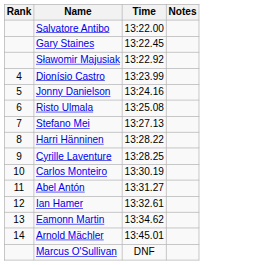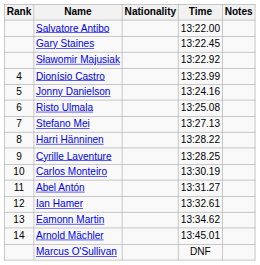+ column: (150, 12)
